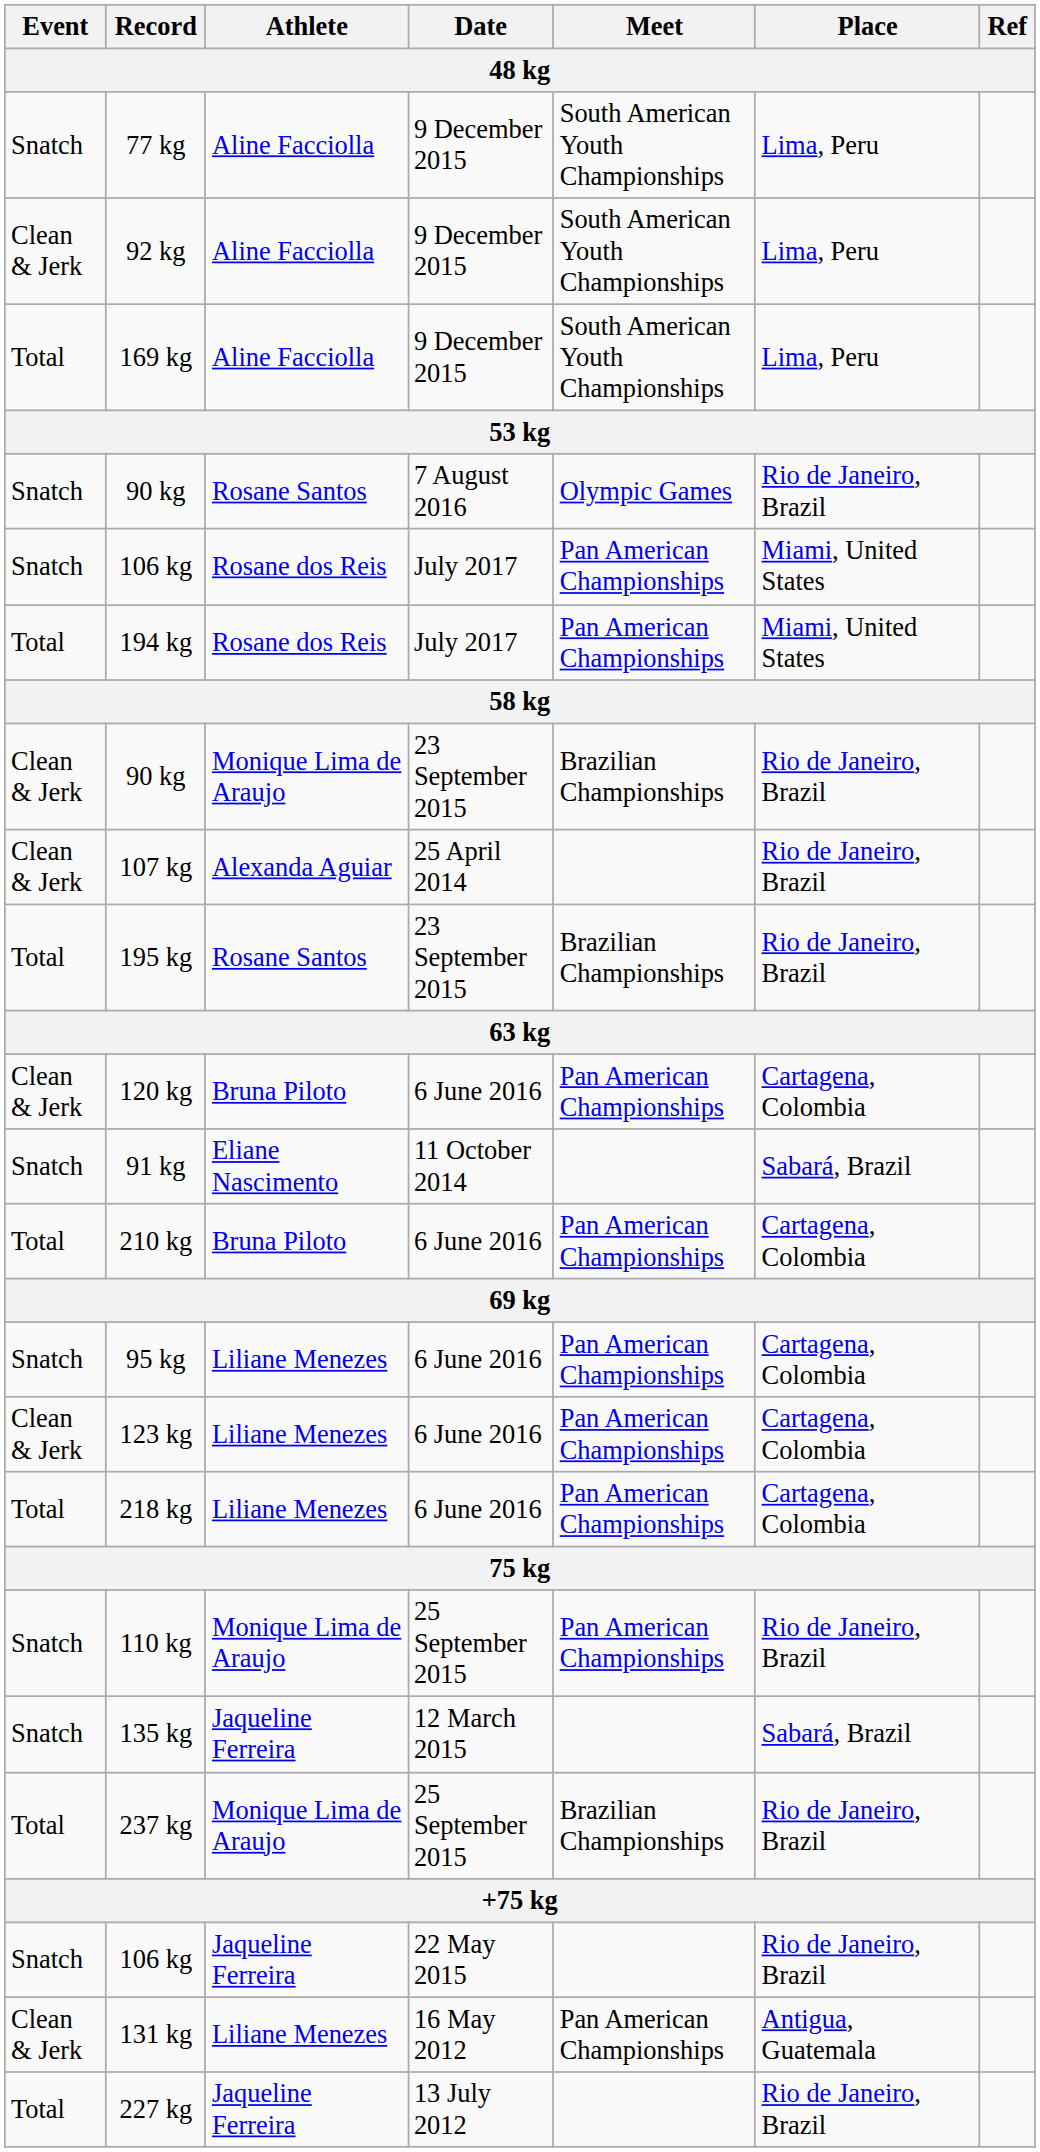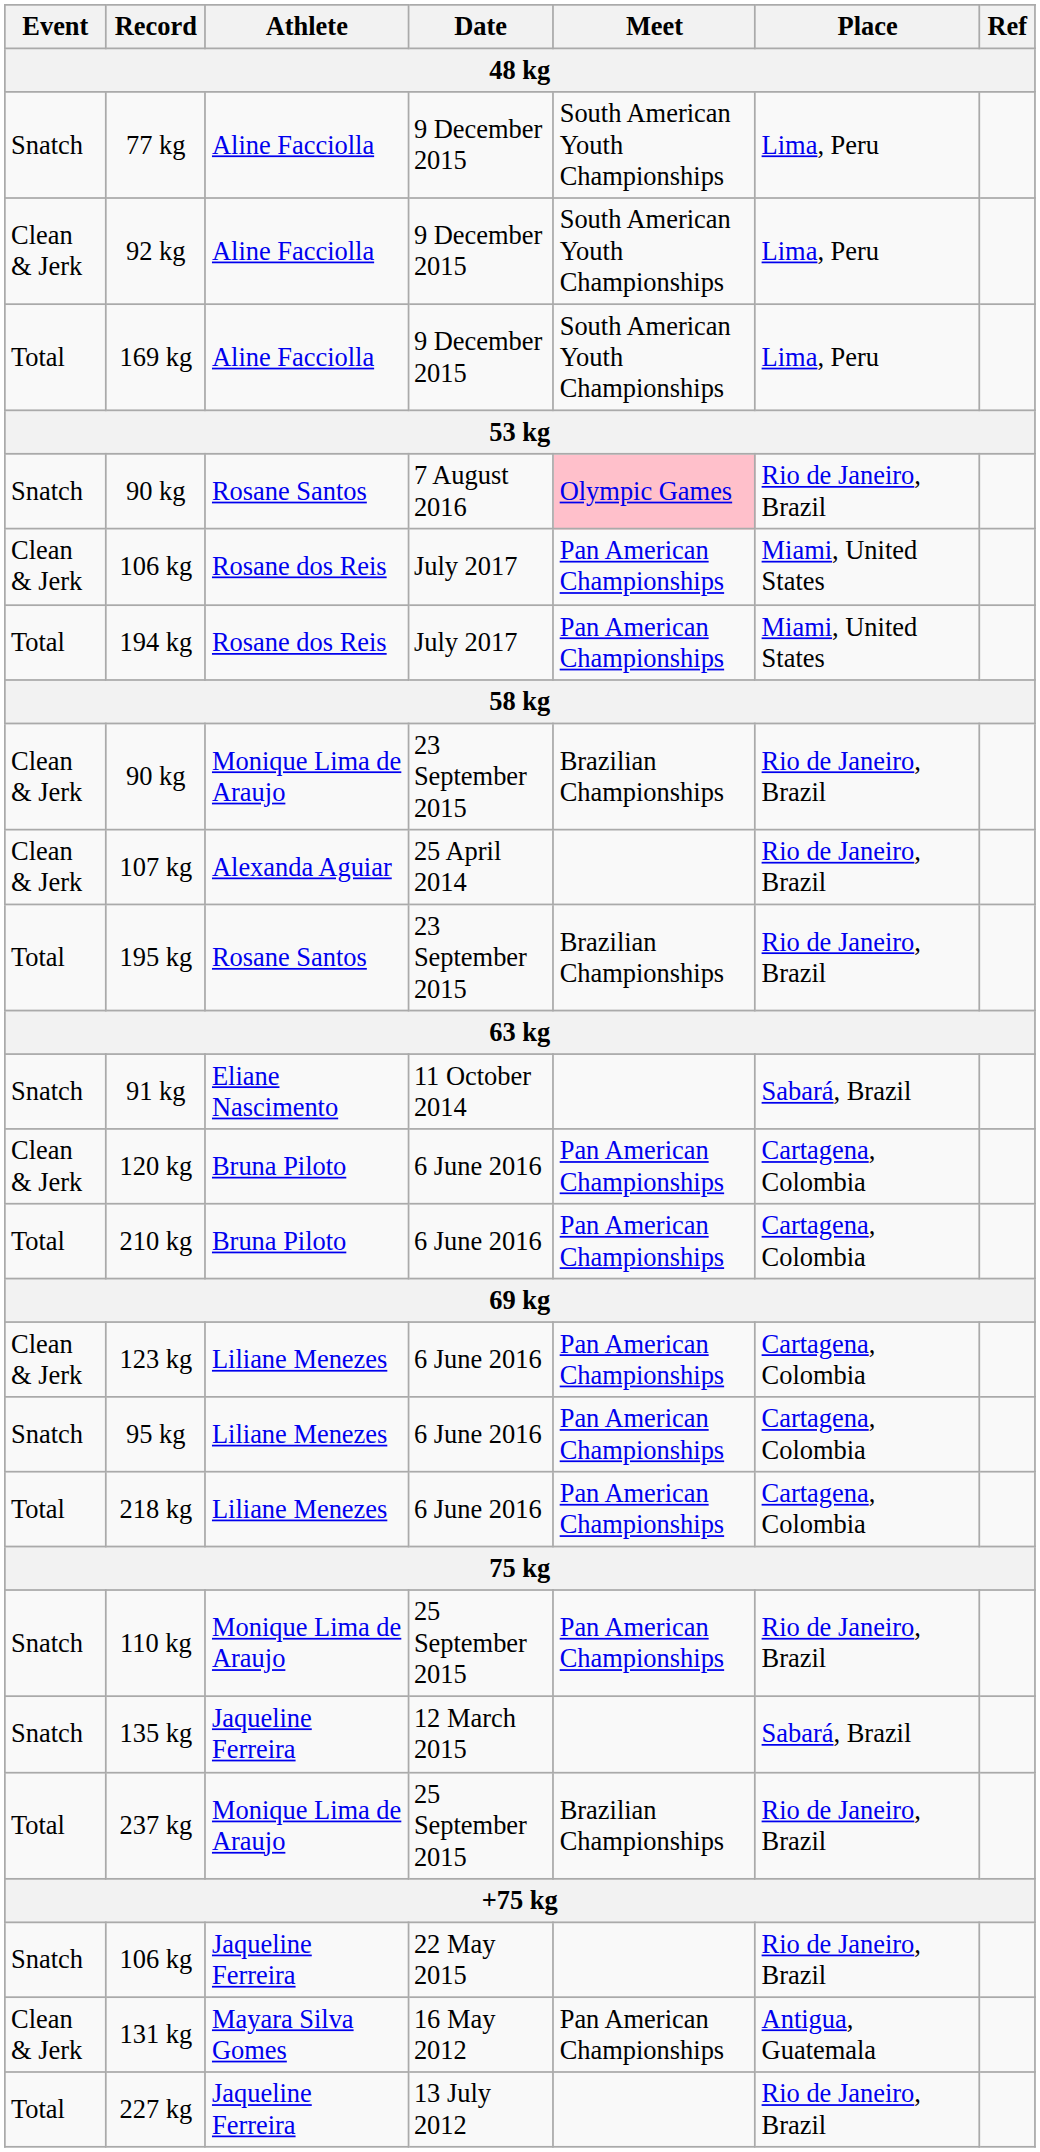(646, 491) no background -> (646, 491) pink background
(47, 566) Snatch -> (47, 566) Clean & Jerk
rows swapped: (156, 1166) <-> (156, 1091)
rows swapped: (156, 1359) <-> (156, 1434)
(300, 2033) Liliane Menezes -> (283, 2033) Mayara Silva Gomes
